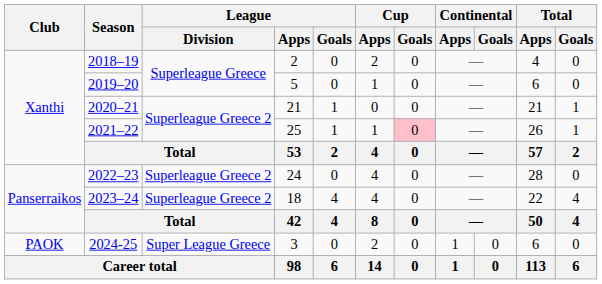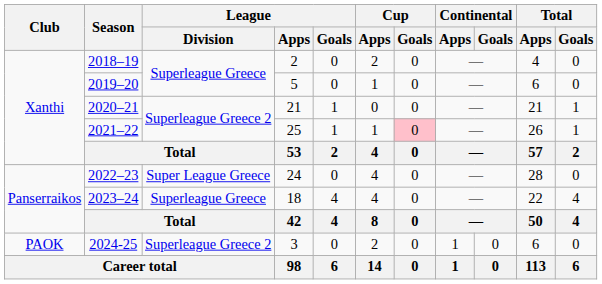(208, 175) Superleague Greece 2 -> (208, 175) Super League Greece
(208, 198) Superleague Greece 2 -> (208, 198) Superleague Greece
(208, 244) Super League Greece -> (208, 244) Superleague Greece 2
